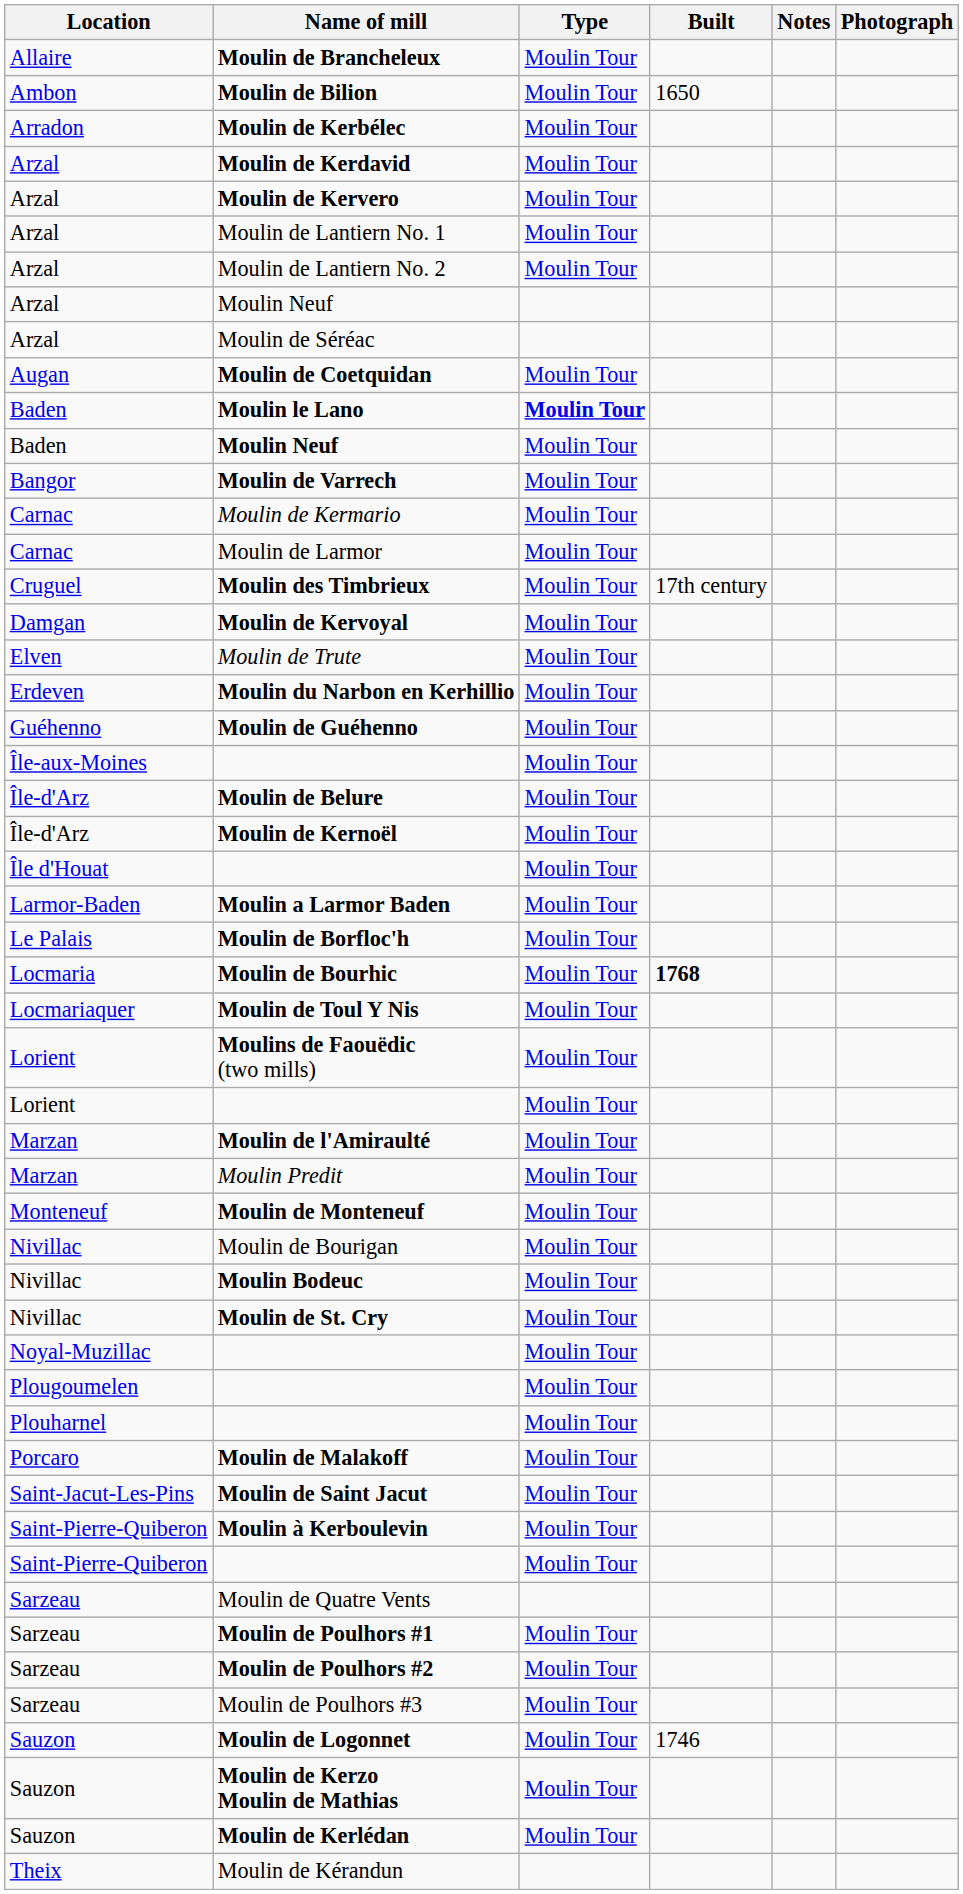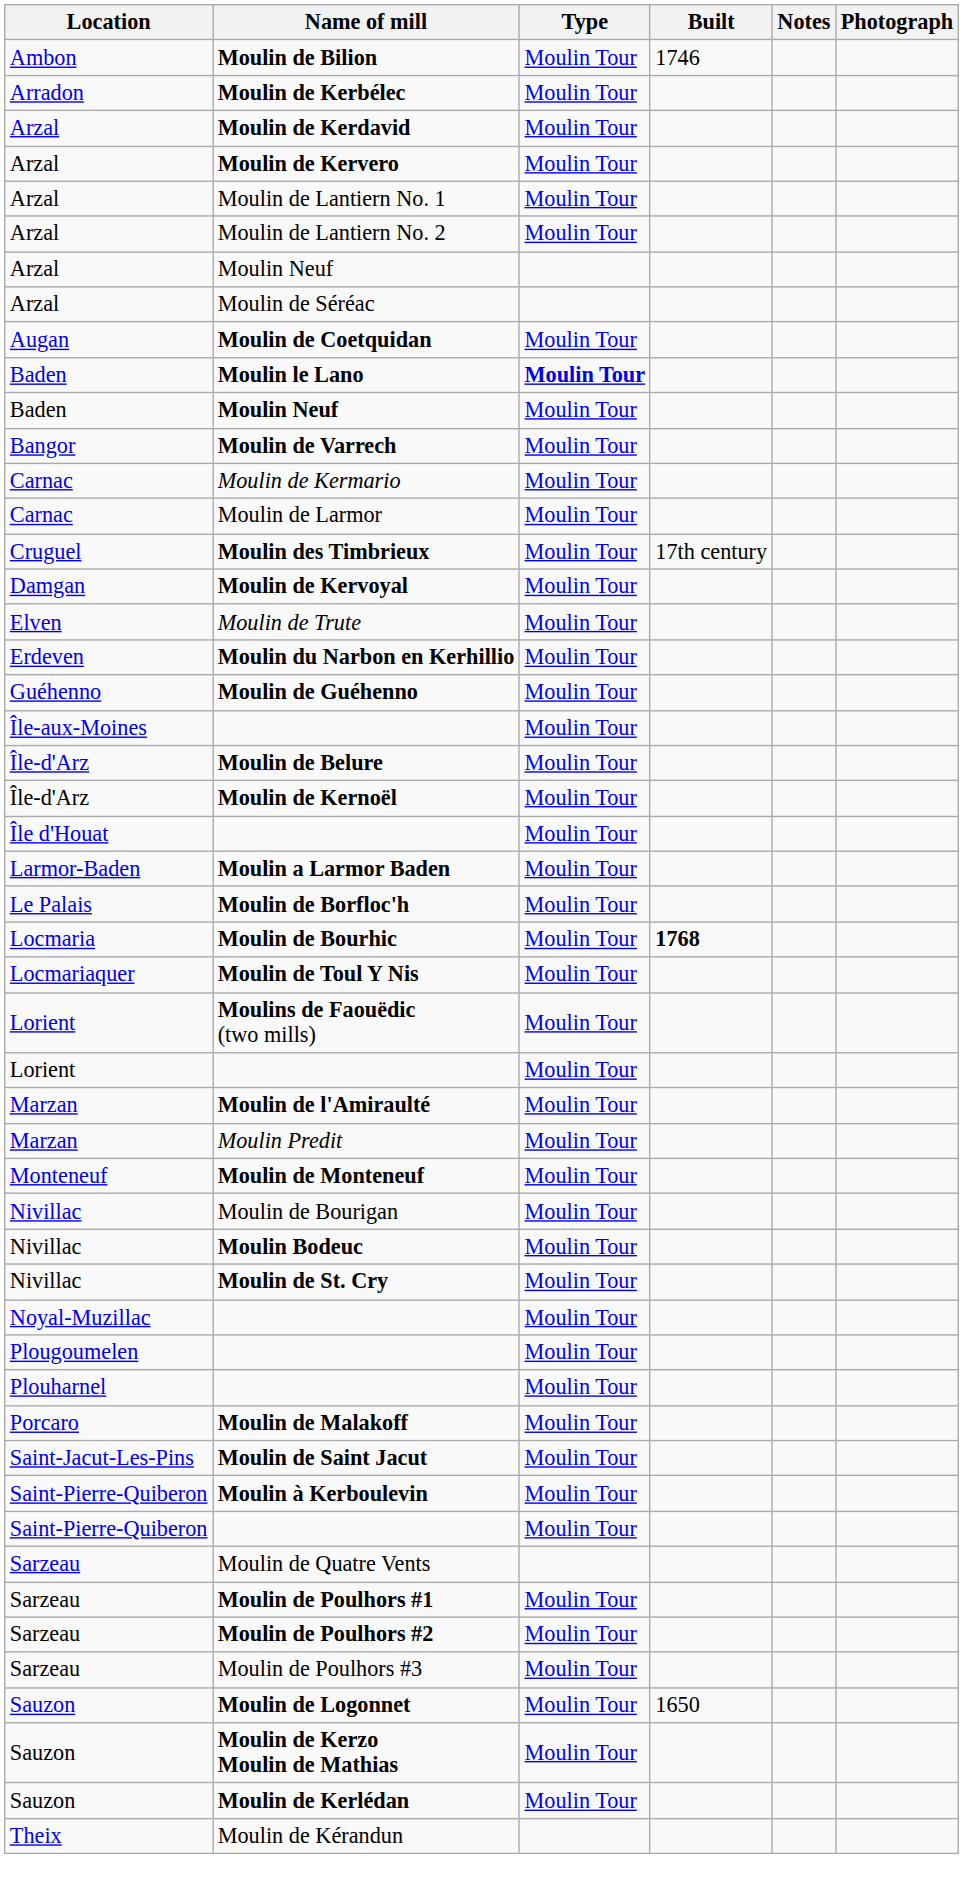- row: (41, 57)
(678, 92) 1650 -> (678, 57) 1746
(678, 1740) 1746 -> (678, 1704) 1650
